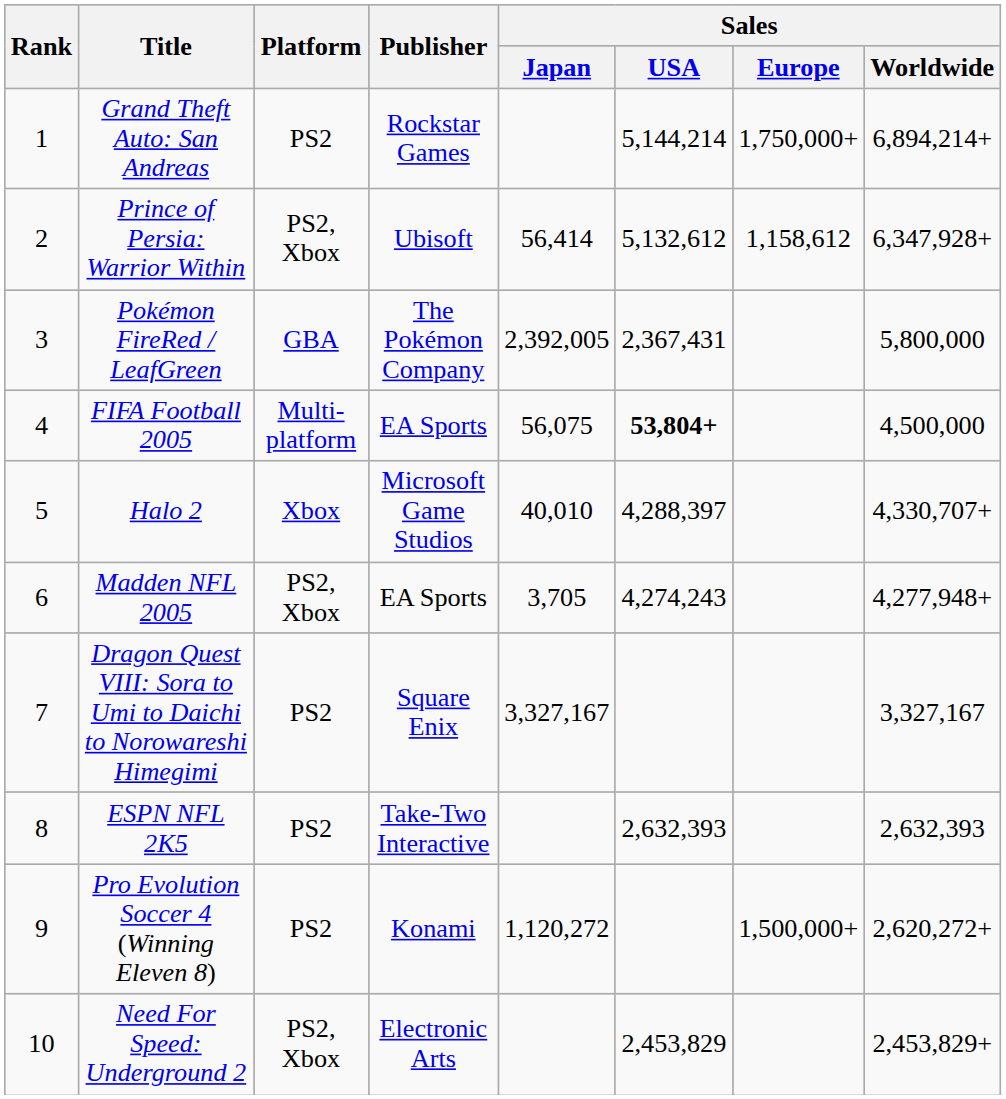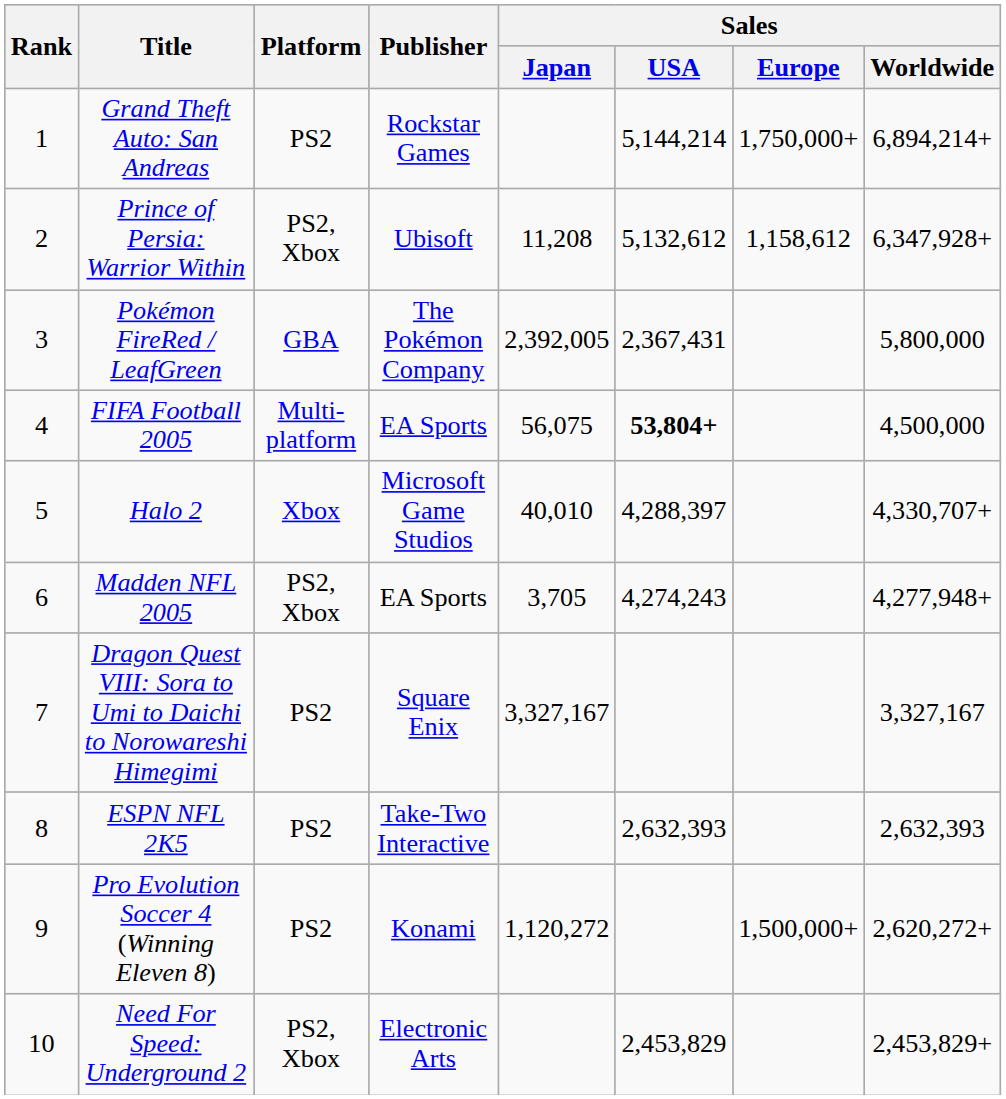(557, 238) 56,414 -> (557, 238) 11,208
